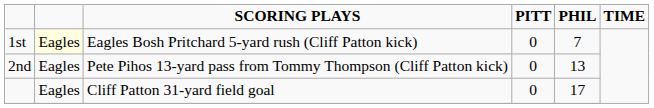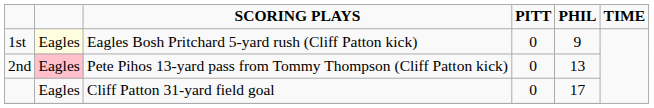(577, 41) 7 -> (577, 41) 9
(59, 66) no background -> (59, 66) pink background
